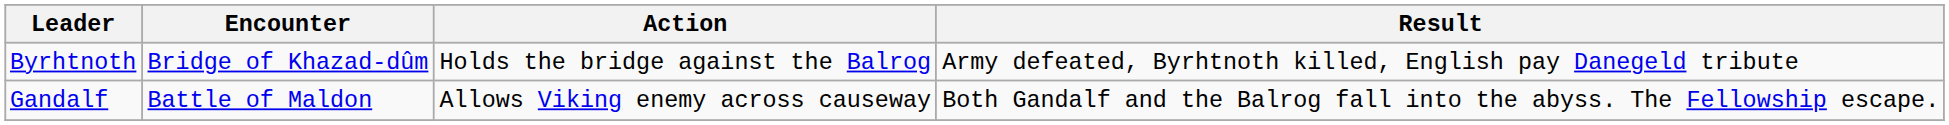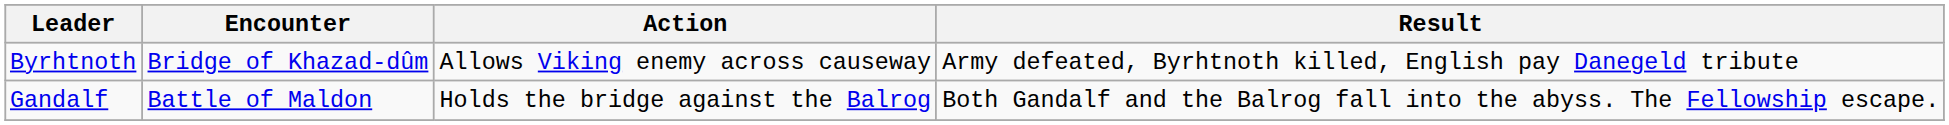(685, 62) Holds the bridge against the Balrog -> (685, 62) Allows Viking enemy across causeway
(685, 100) Allows Viking enemy across causeway -> (685, 100) Holds the bridge against the Balrog
